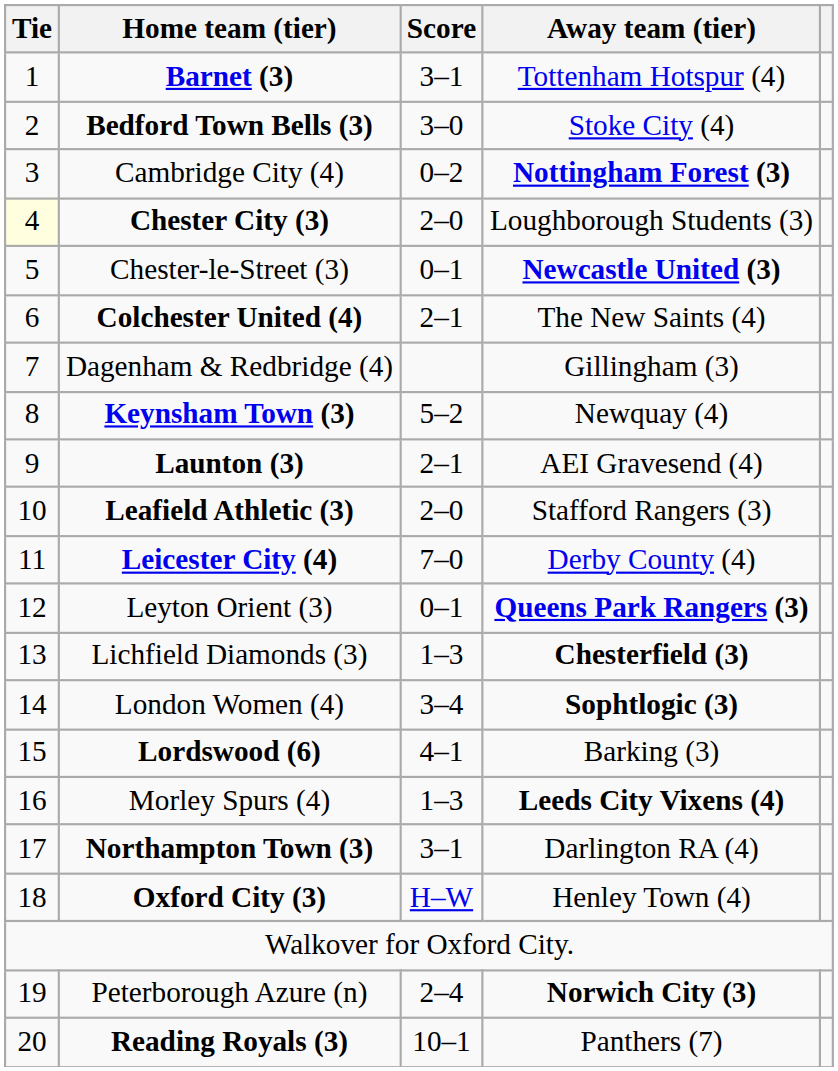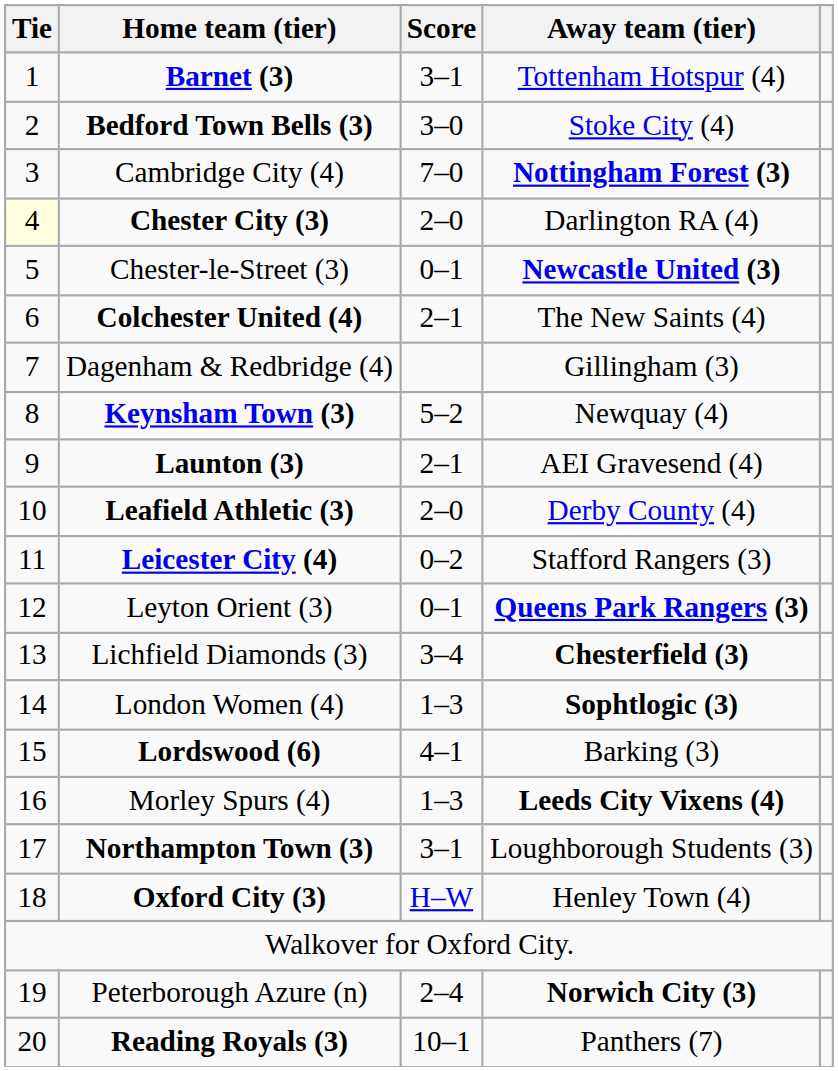(441, 172) 0–2 -> (441, 172) 7–0
(652, 221) Loughborough Students (3) -> (652, 221) Darlington RA (4)
(652, 510) Stafford Rangers (3) -> (652, 510) Derby County (4)
(441, 558) 7–0 -> (441, 558) 0–2
(652, 558) Derby County (4) -> (652, 558) Stafford Rangers (3)
(441, 655) 1–3 -> (441, 655) 3–4
(441, 703) 3–4 -> (441, 703) 1–3
(652, 848) Darlington RA (4) -> (652, 848) Loughborough Students (3)
